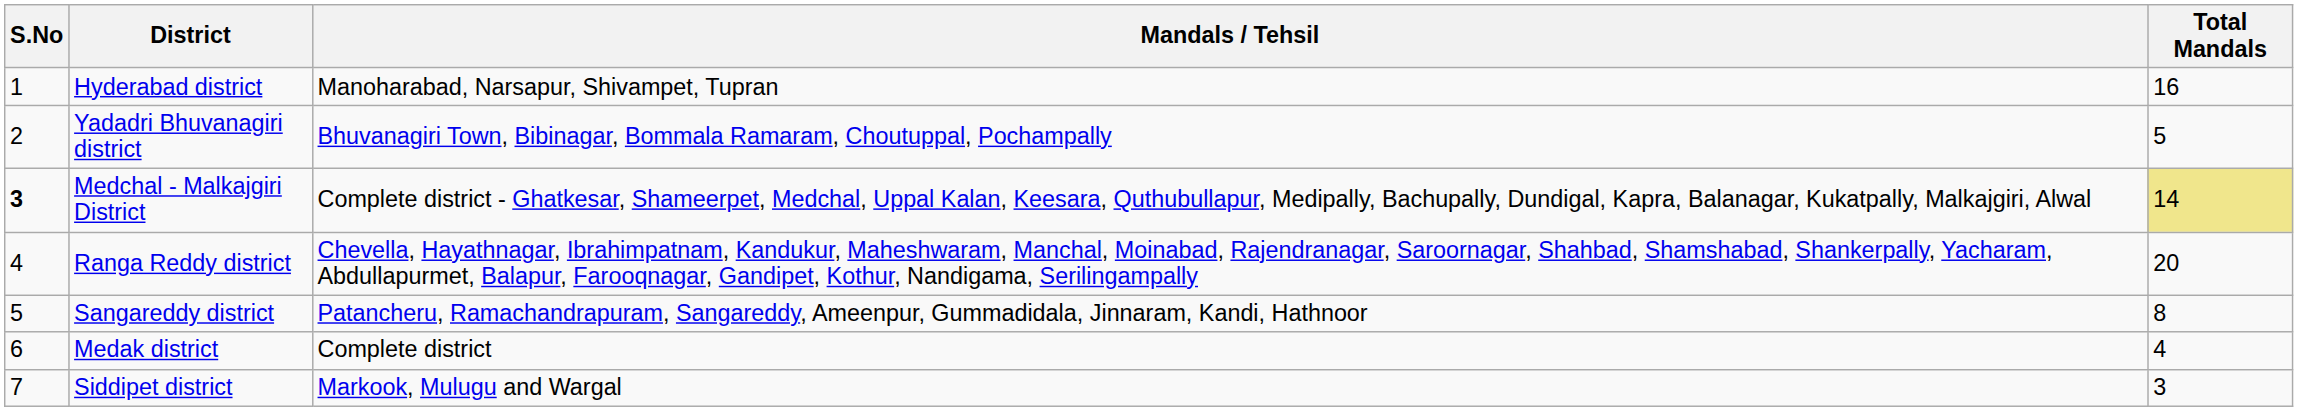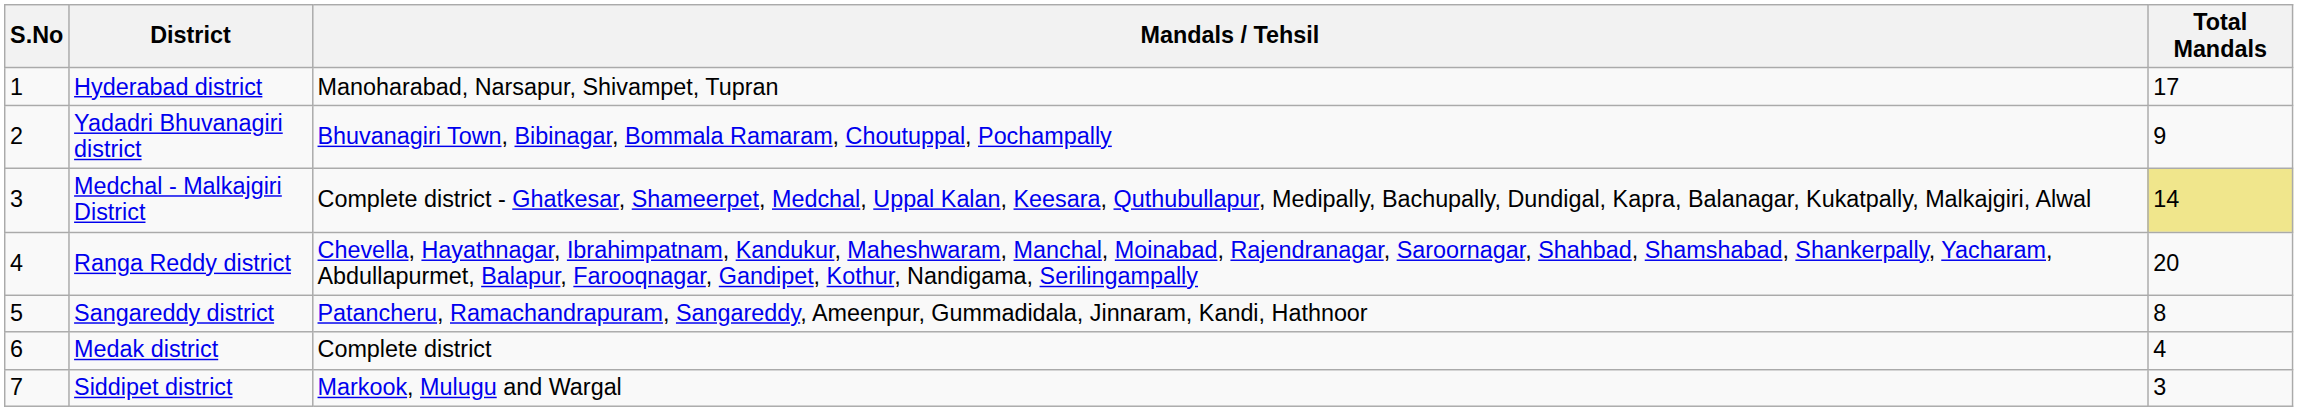(2166, 86) 16 -> (2166, 86) 17
(2160, 136) 5 -> (2160, 136) 9
(17, 199) bold -> (17, 199) normal
